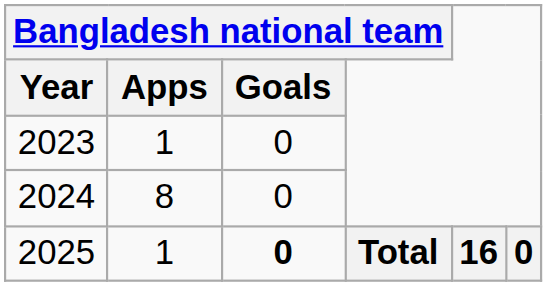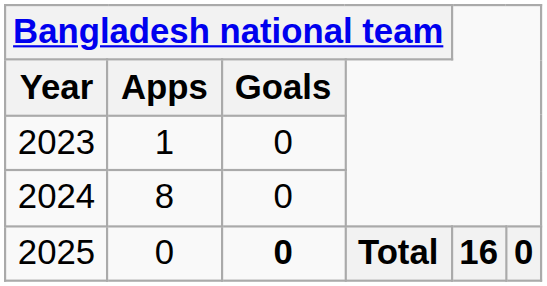(164, 252) 1 -> (164, 252) 0
